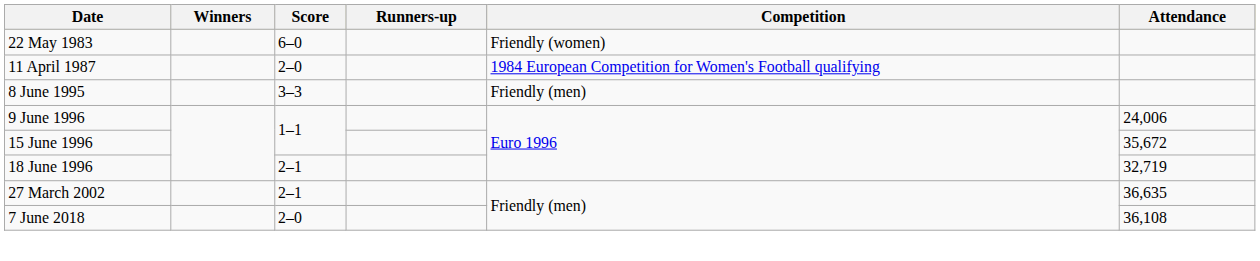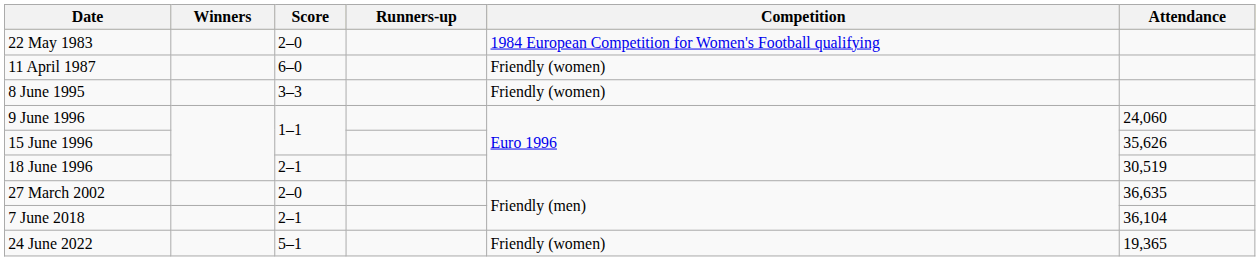(290, 42) 6–0 -> (290, 42) 2–0
(548, 42) Friendly (women) -> (685, 42) 1984 European Competition for Women's Football qualifying
(290, 67) 2–0 -> (290, 67) 6–0
(685, 67) 1984 European Competition for Women's Football qualifying -> (548, 67) Friendly (women)
(538, 92) Friendly (men) -> (548, 92) Friendly (women)
(1145, 117) 24,006 -> (1145, 117) 24,060
(1145, 142) 35,672 -> (1145, 142) 35,626
(1145, 167) 32,719 -> (1145, 167) 30,519
(290, 192) 2–1 -> (290, 192) 2–0
(290, 218) 2–0 -> (290, 218) 2–1
(1145, 218) 36,108 -> (1145, 218) 36,104
+ row: (50, 243)
